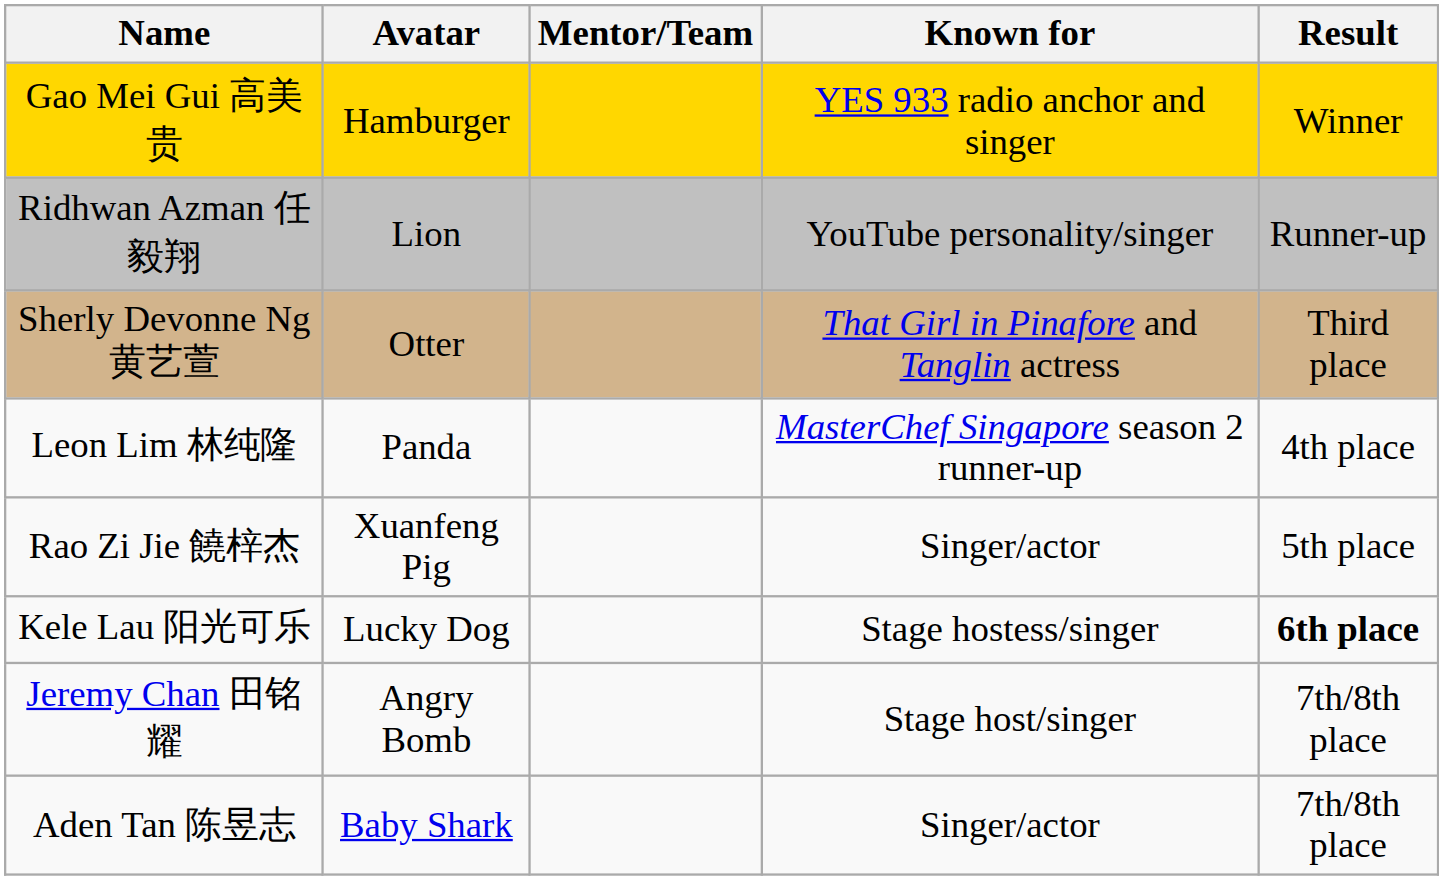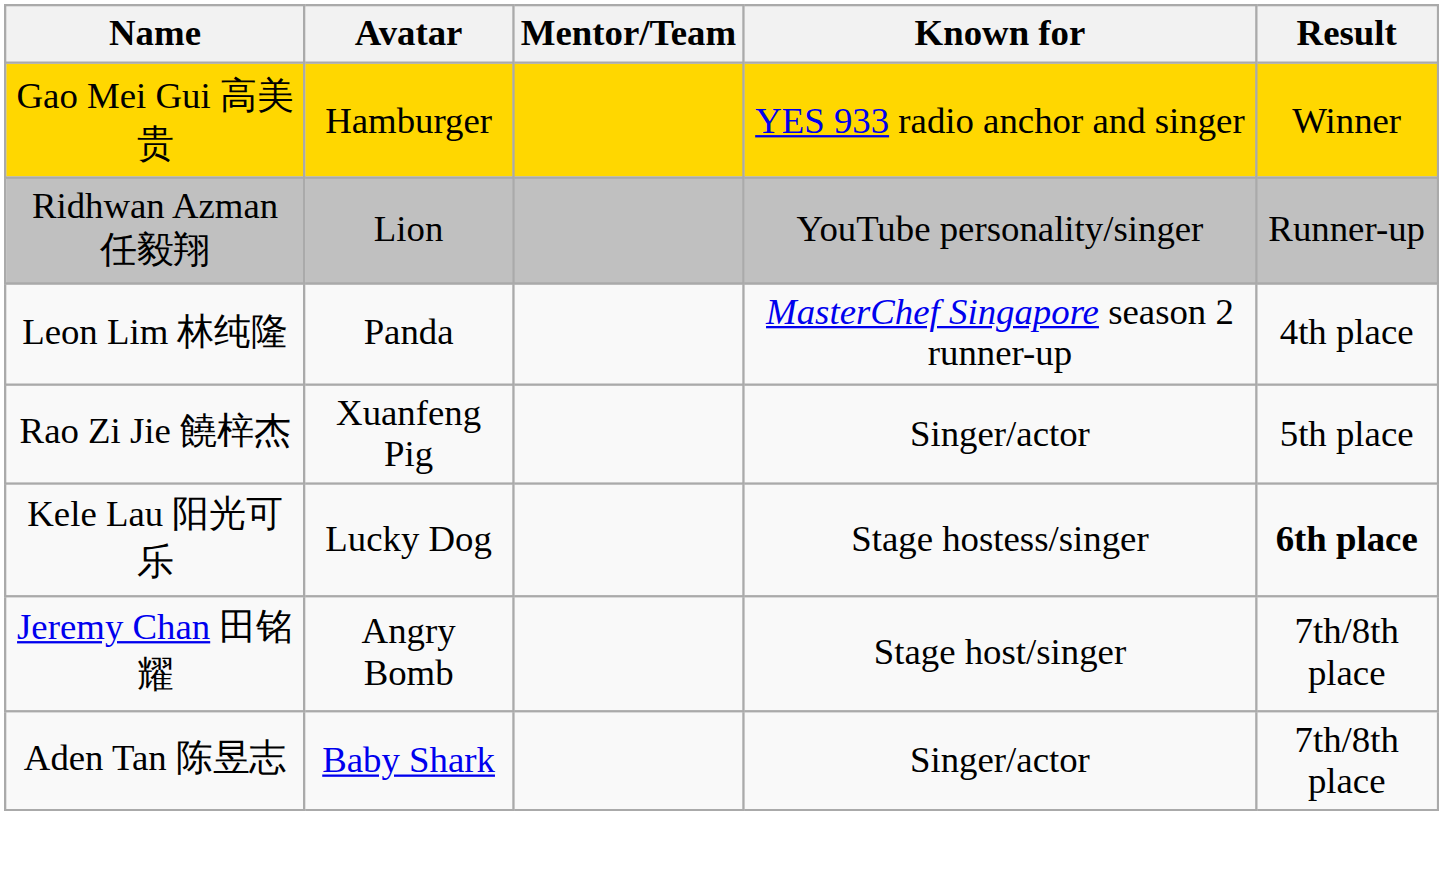- row: (164, 341)
